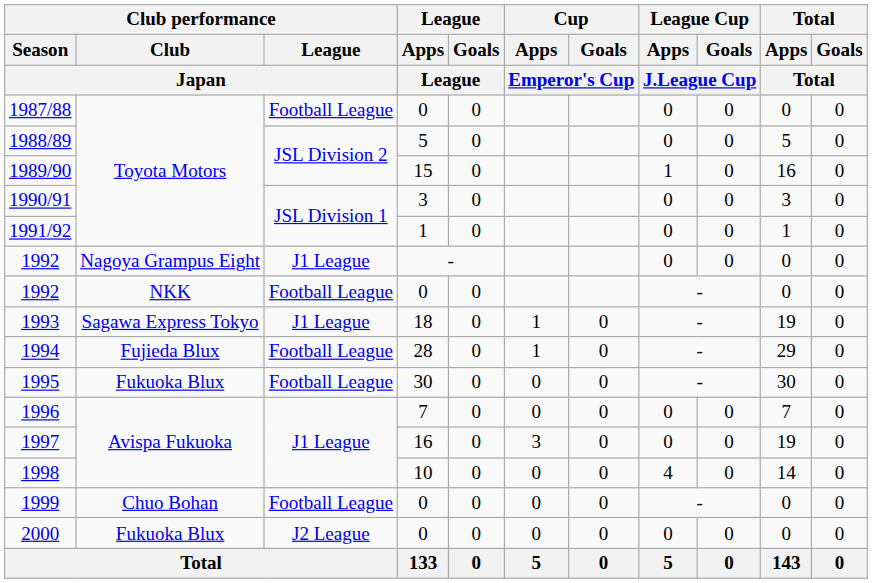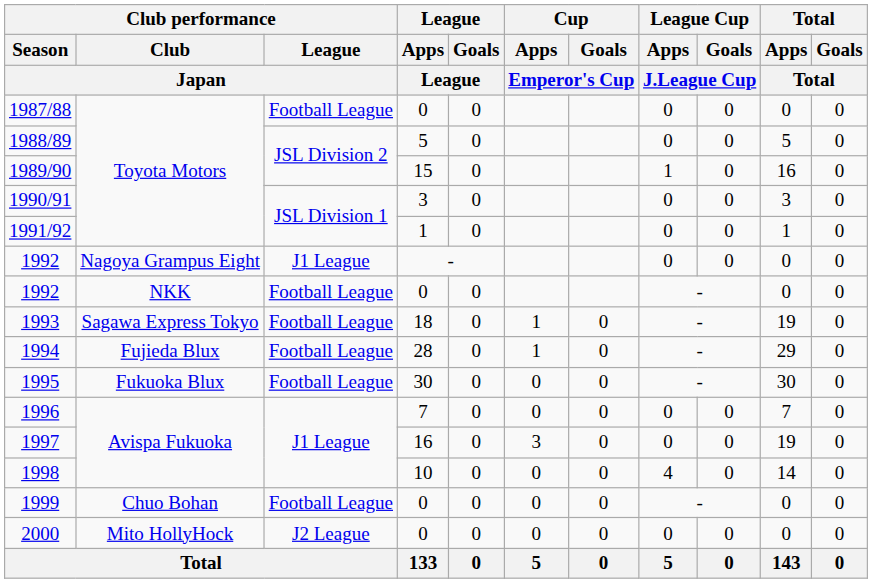(331, 321) J1 League -> (331, 321) Football League
(170, 532) Fukuoka Blux -> (170, 532) Mito HollyHock
